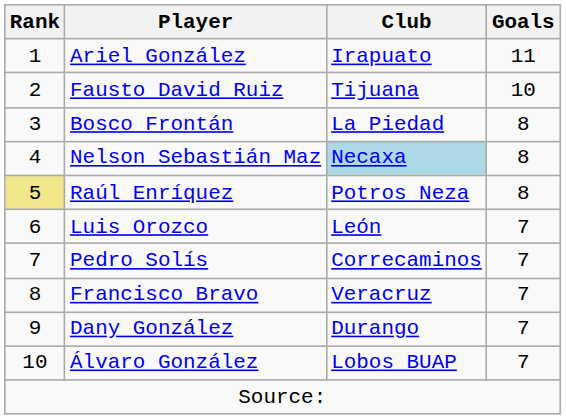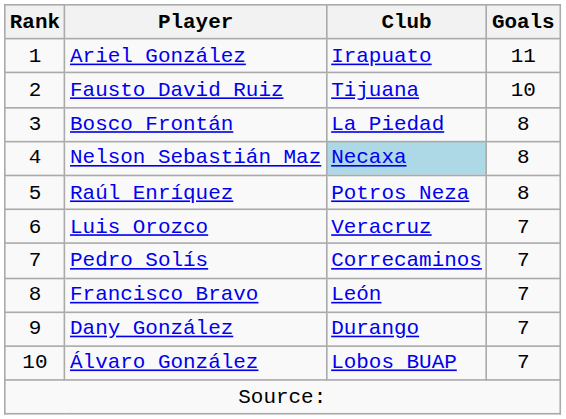(35, 192) khaki background -> (35, 192) no background
(356, 227) León -> (381, 227) Veracruz
(381, 295) Veracruz -> (356, 295) León
